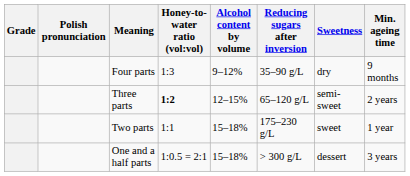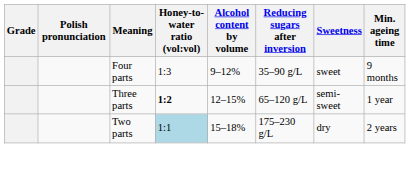(324, 71) dry -> (329, 71) sweet
(382, 99) 2 years -> (380, 99) 1 year
(168, 128) no background -> (164, 128) lightblue background
(329, 128) sweet -> (324, 128) dry
(380, 128) 1 year -> (382, 128) 2 years
- row: (133, 157)
